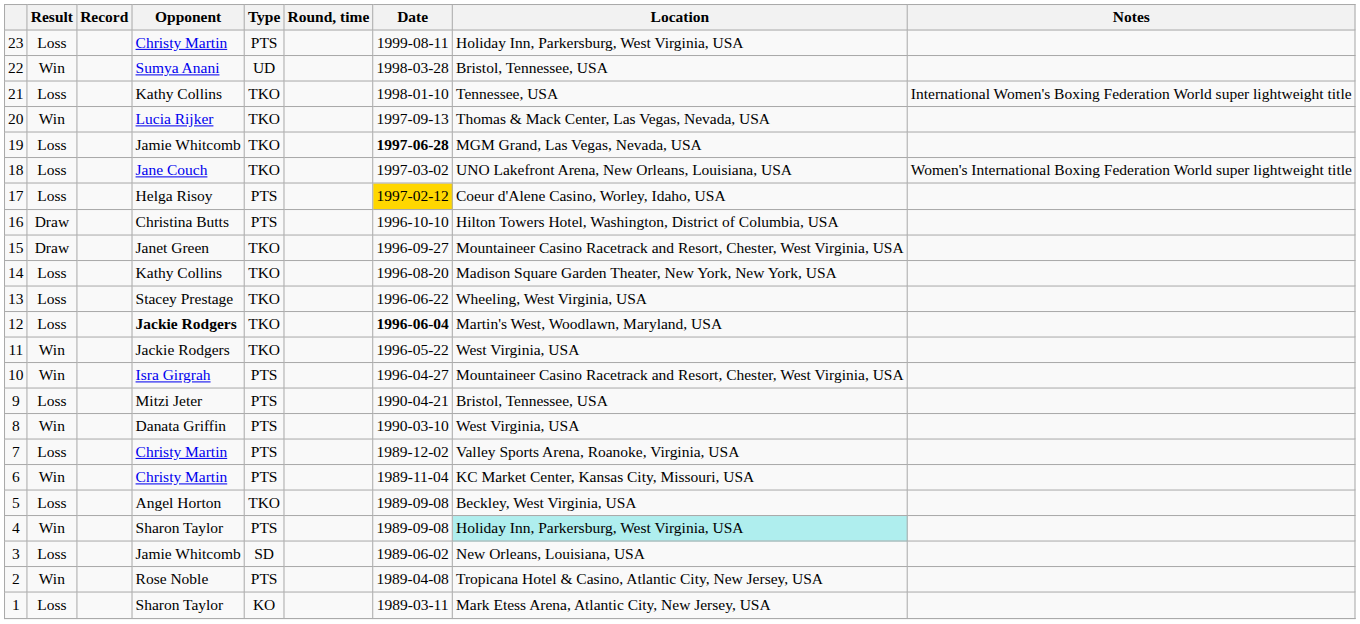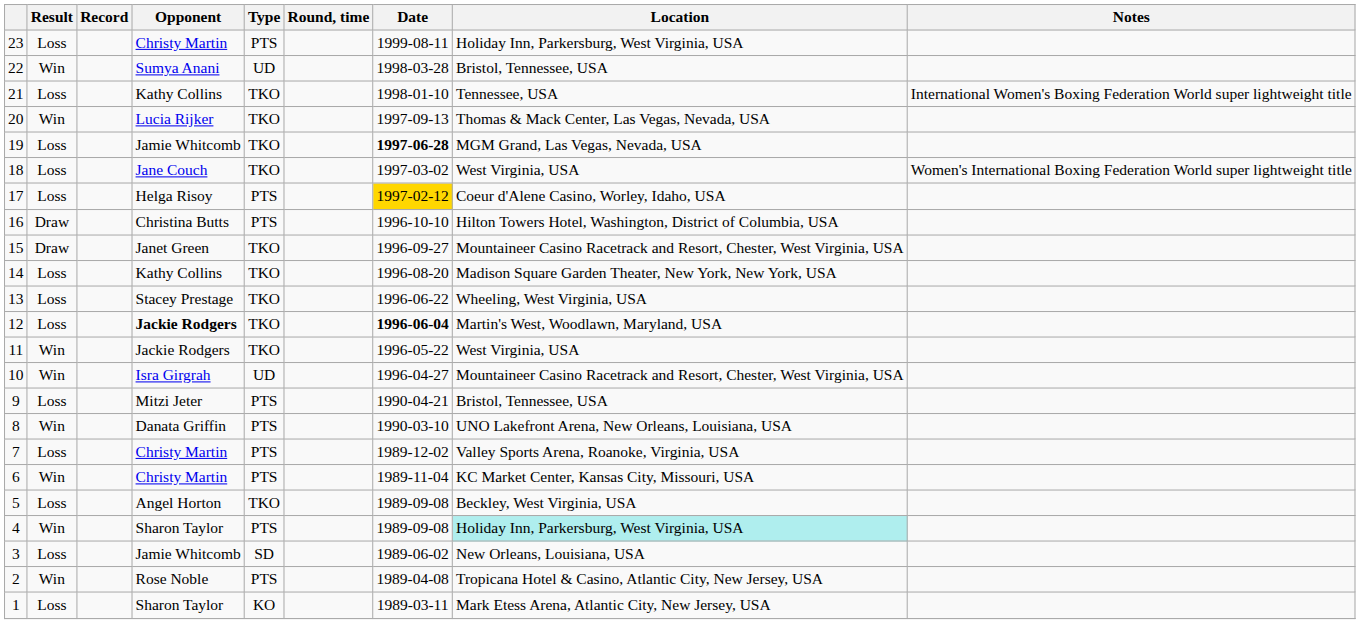(624, 170) UNO Lakefront Arena, New Orleans, Louisiana, USA -> (518, 170) West Virginia, USA
(264, 375) PTS -> (264, 375) UD
(518, 426) West Virginia, USA -> (624, 426) UNO Lakefront Arena, New Orleans, Louisiana, USA
